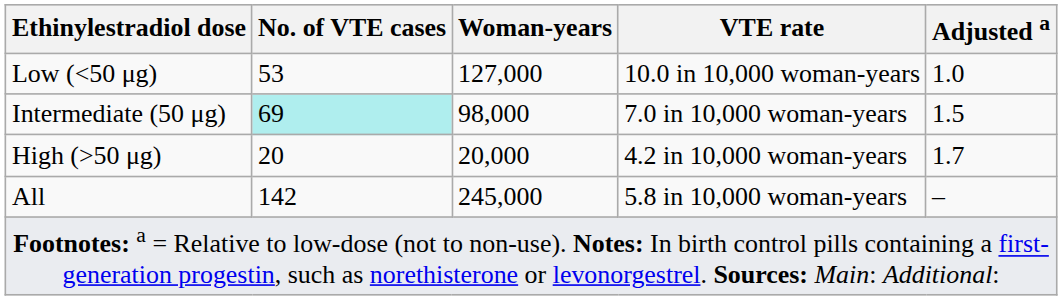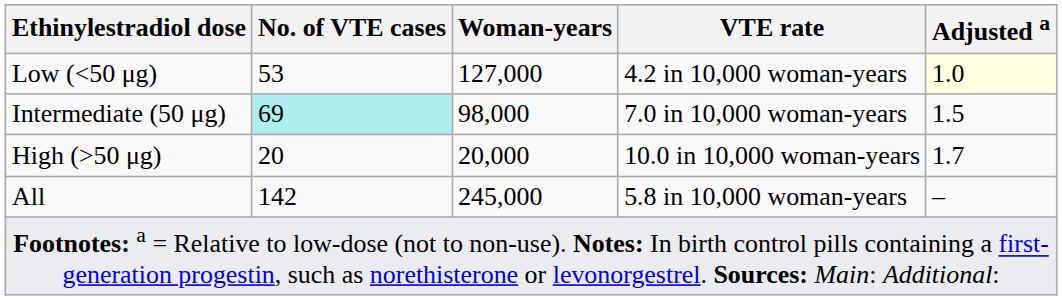(772, 73) 10.0 in 10,000 woman-years -> (766, 73) 4.2 in 10,000 woman-years
(948, 73) no background -> (948, 73) lightyellow background
(766, 155) 4.2 in 10,000 woman-years -> (772, 155) 10.0 in 10,000 woman-years
